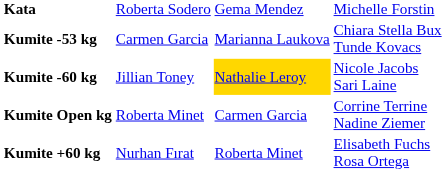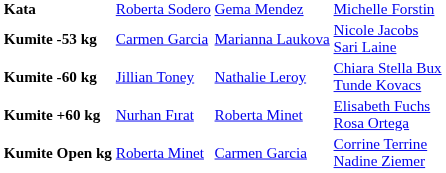(388, 38) Chiara Stella Bux Tunde Kovacs -> (376, 38) Nicole Jacobs Sari Laine
(260, 76) gold background -> (260, 76) no background
(376, 76) Nicole Jacobs Sari Laine -> (388, 76) Chiara Stella Bux Tunde Kovacs
rows swapped: (52, 152) <-> (58, 114)
